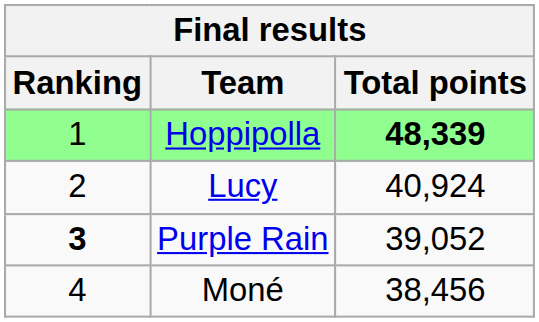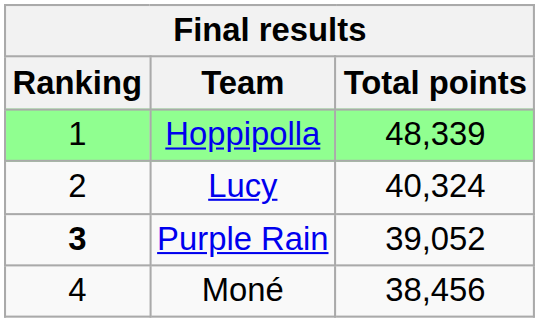(435, 134) bold -> (435, 134) normal
(435, 186) 40,924 -> (435, 186) 40,324
